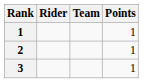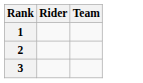- column: (120, 13)
